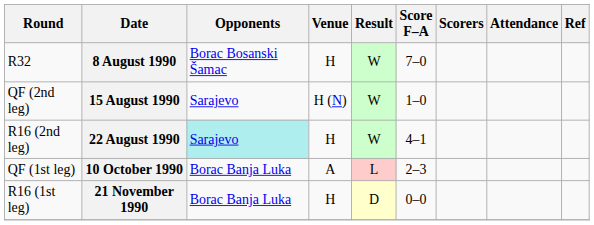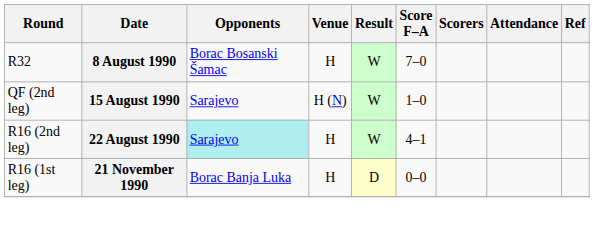- row: (134, 169)
